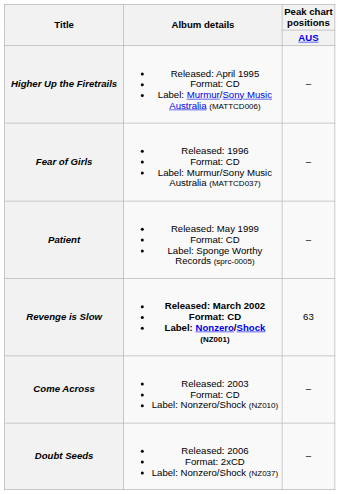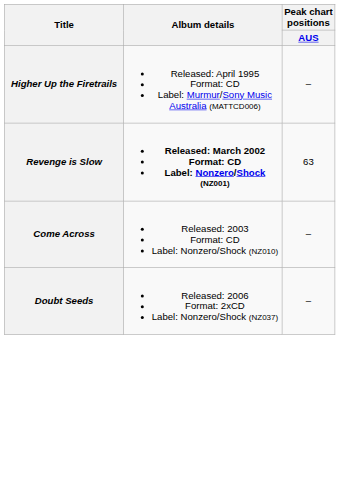- row: (64, 162)
- row: (64, 239)
